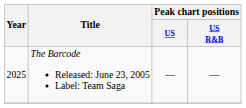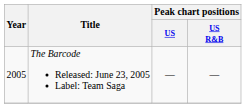(16, 74) 2025 -> (16, 74) 2005
